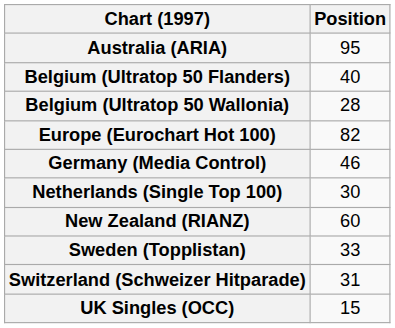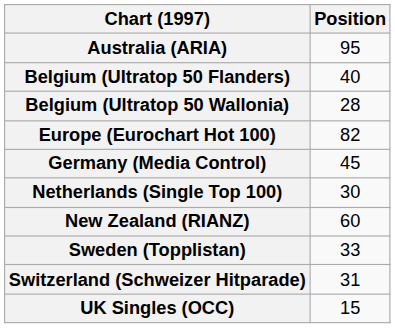(350, 163) 46 -> (350, 163) 45
